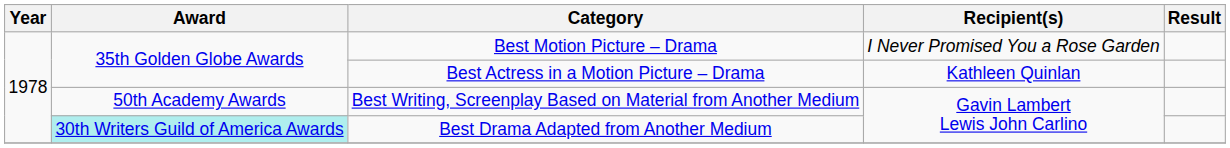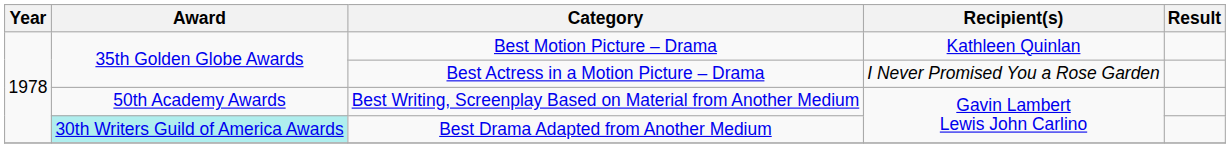(1014, 45) I Never Promised You a Rose Garden -> (1014, 45) Kathleen Quinlan
(1014, 73) Kathleen Quinlan -> (1014, 73) I Never Promised You a Rose Garden
